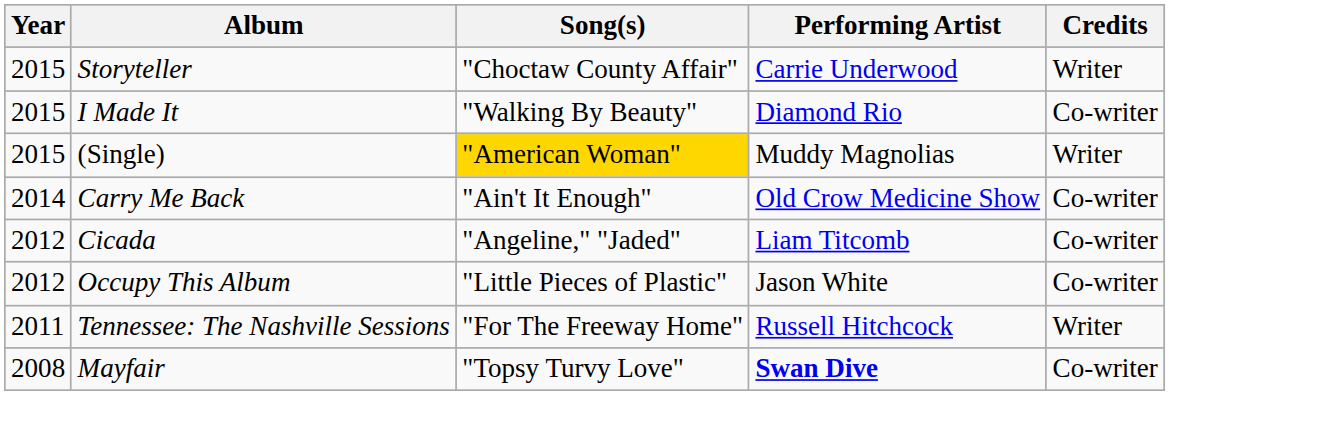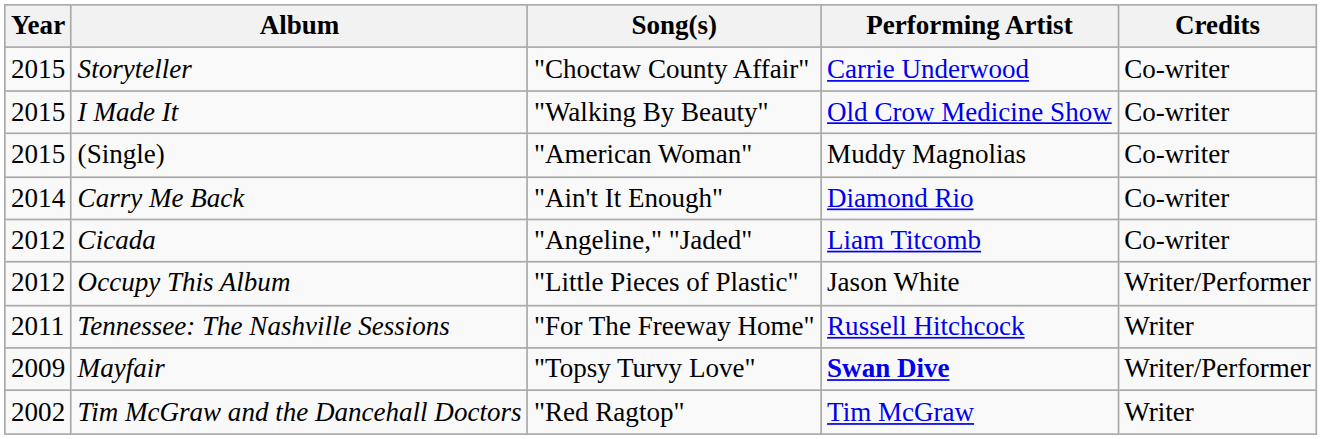(1087, 68) Writer -> (1177, 68) Co-writer
(829, 111) Diamond Rio -> (969, 111) Old Crow Medicine Show
(572, 154) gold background -> (643, 154) no background
(1087, 154) Writer -> (1177, 154) Co-writer
(898, 197) Old Crow Medicine Show -> (900, 197) Diamond Rio
(1105, 283) Co-writer -> (1218, 283) Writer/Performer
(38, 369) 2008 -> (38, 369) 2009
(1105, 369) Co-writer -> (1218, 369) Writer/Performer
+ row: (300, 411)
